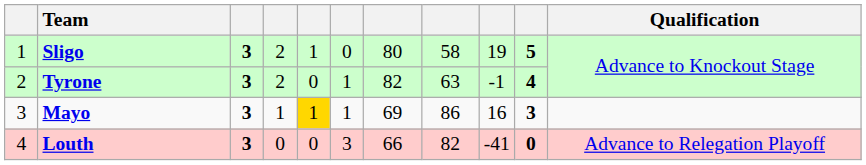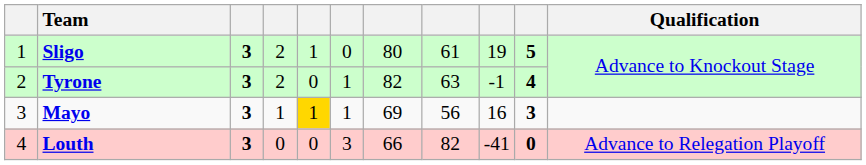(450, 50) 58 -> (450, 50) 61
(450, 112) 86 -> (450, 112) 56
